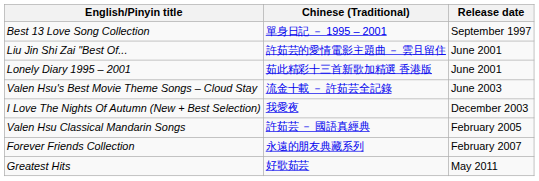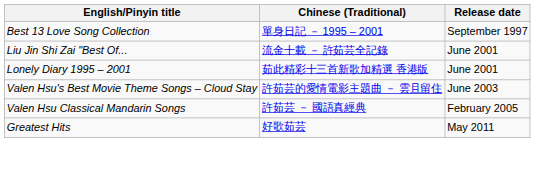(356, 50) 許茹芸的愛情電影主題曲 － 雲且留住 -> (325, 50) 流金十載 － 許茹芸全記錄
(329, 88) 流金十載 － 許茹芸全記錄 -> (352, 88) 許茹芸的愛情電影主題曲 － 雲且留住
- row: (134, 108)
- row: (71, 147)
